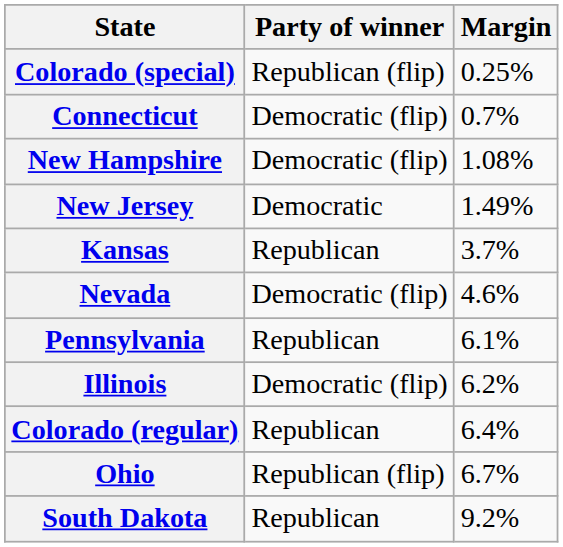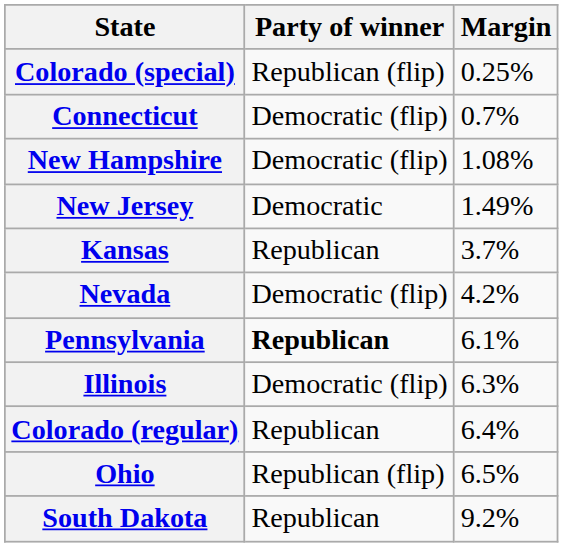(490, 294) 4.6% -> (490, 294) 4.2%
(316, 339) normal -> (320, 339) bold
(490, 384) 6.2% -> (490, 384) 6.3%
(490, 473) 6.7% -> (490, 473) 6.5%
